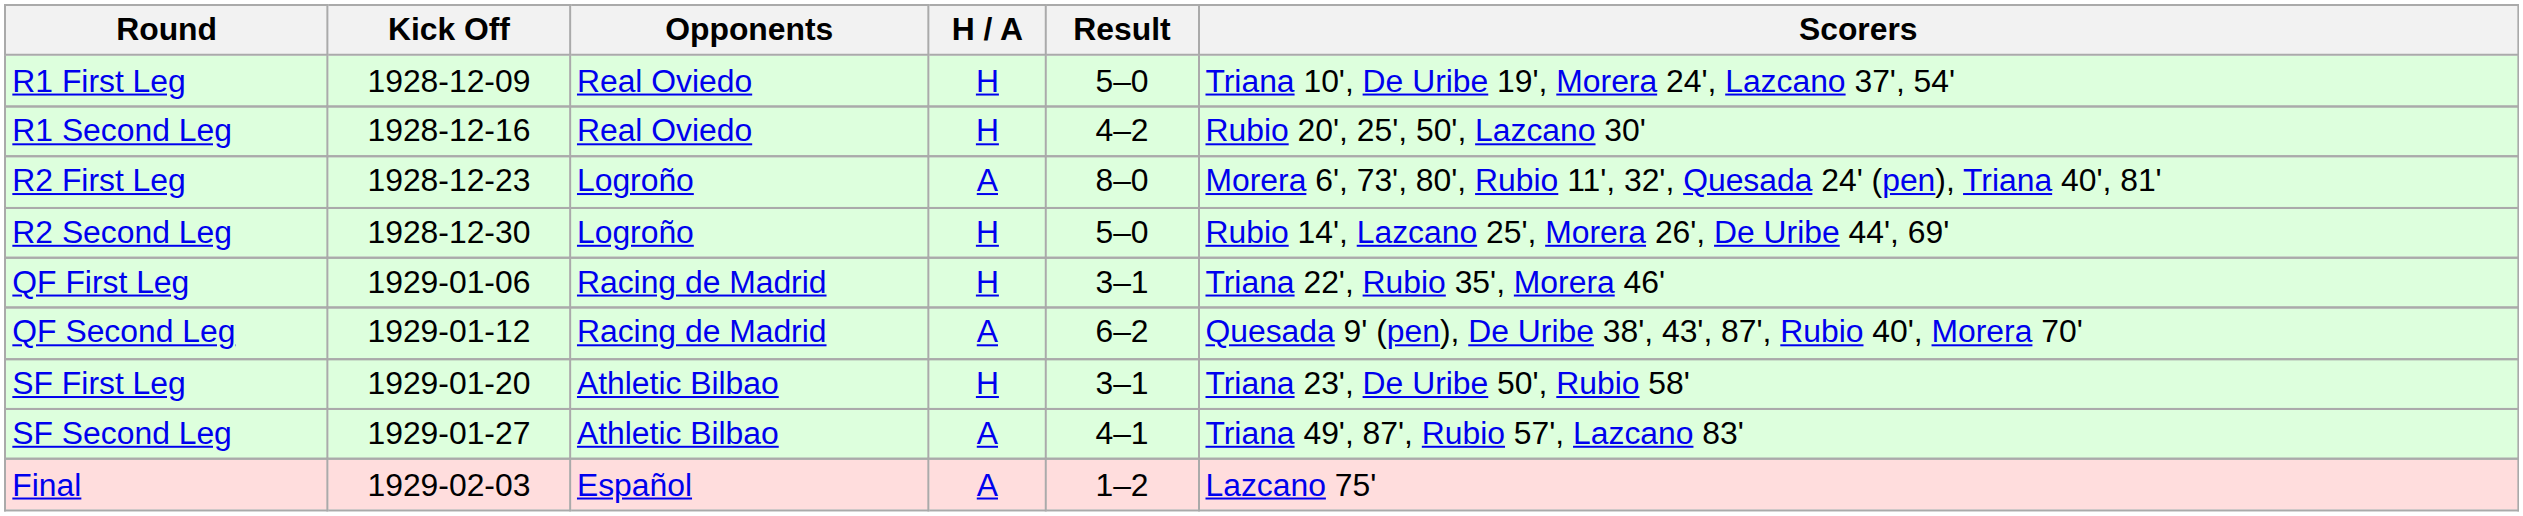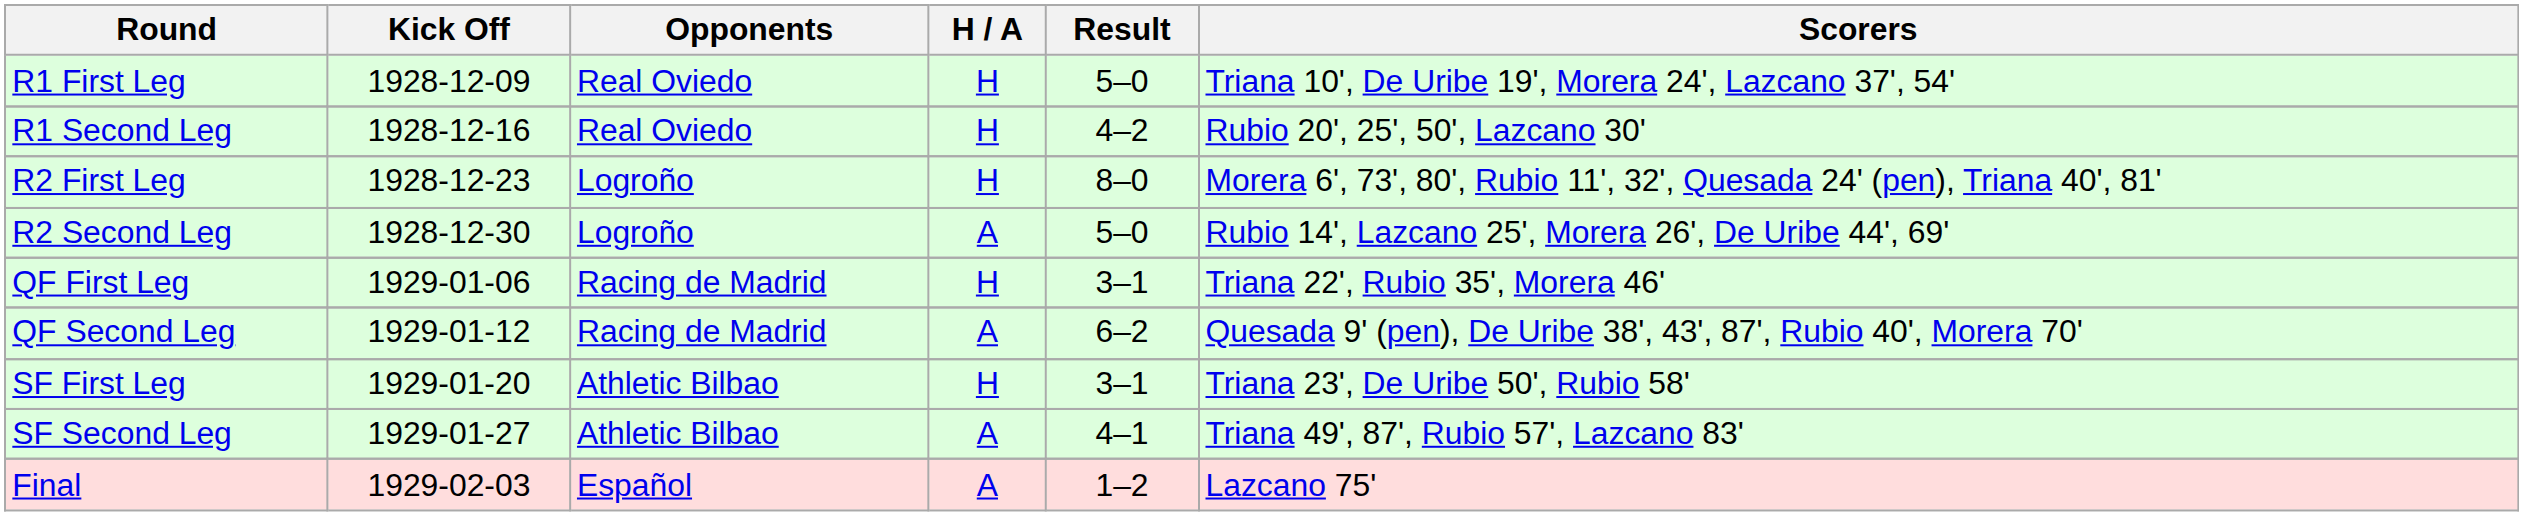(987, 181) A -> (987, 181) H
(987, 231) H -> (987, 231) A
